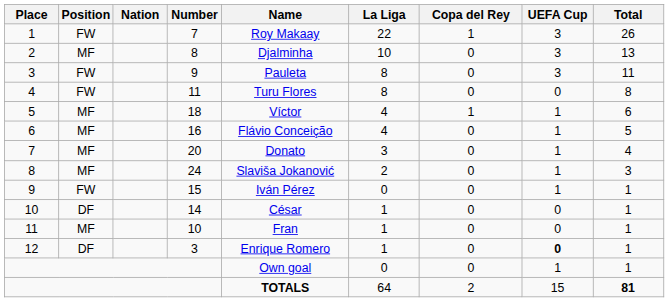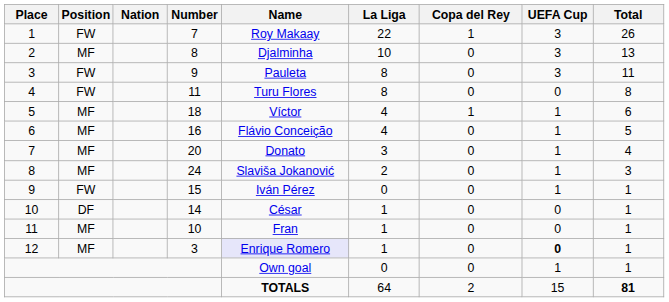(86, 248) DF -> (86, 248) MF
(285, 248) no background -> (285, 248) lavender background
